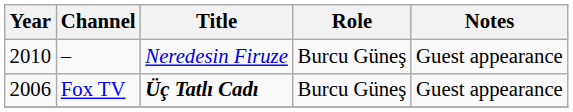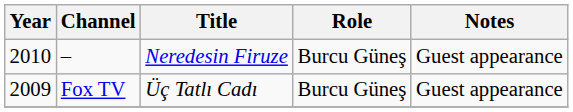(30, 90) 2006 -> (30, 90) 2009
(202, 90) bold -> (201, 90) normal
